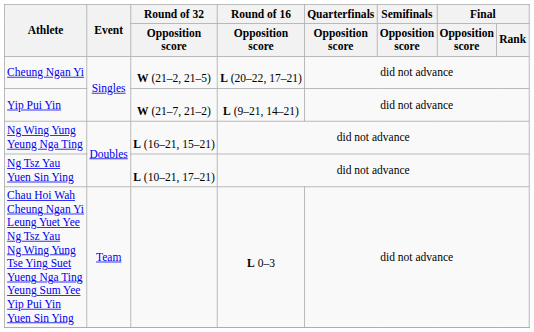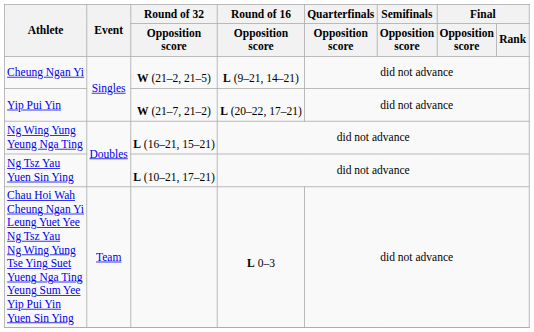(261, 79) L (20–22, 17–21) -> (261, 79) L (9–21, 14–21)
(261, 112) L (9–21, 14–21) -> (261, 112) L (20–22, 17–21)
